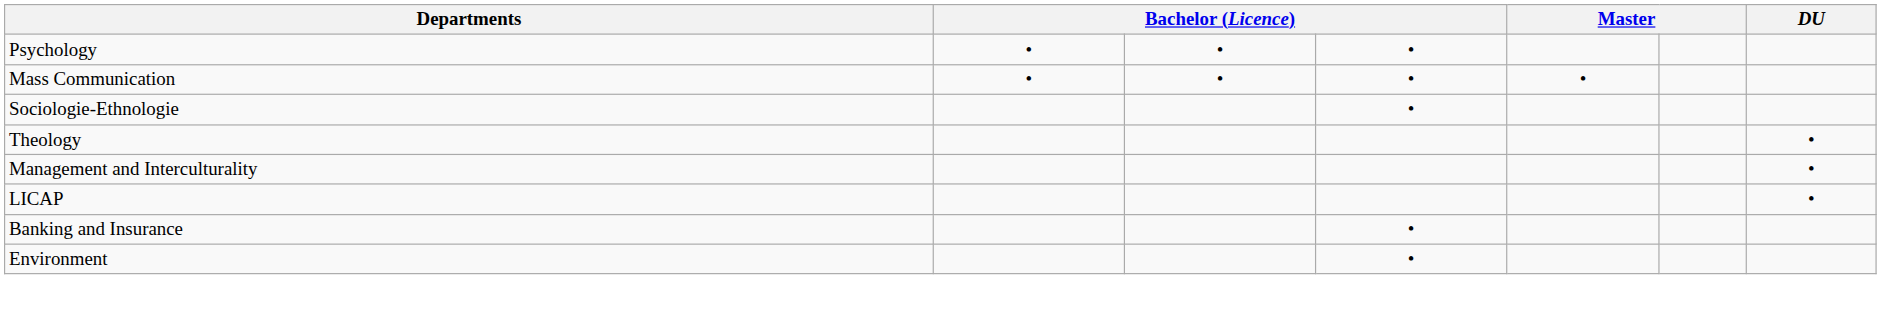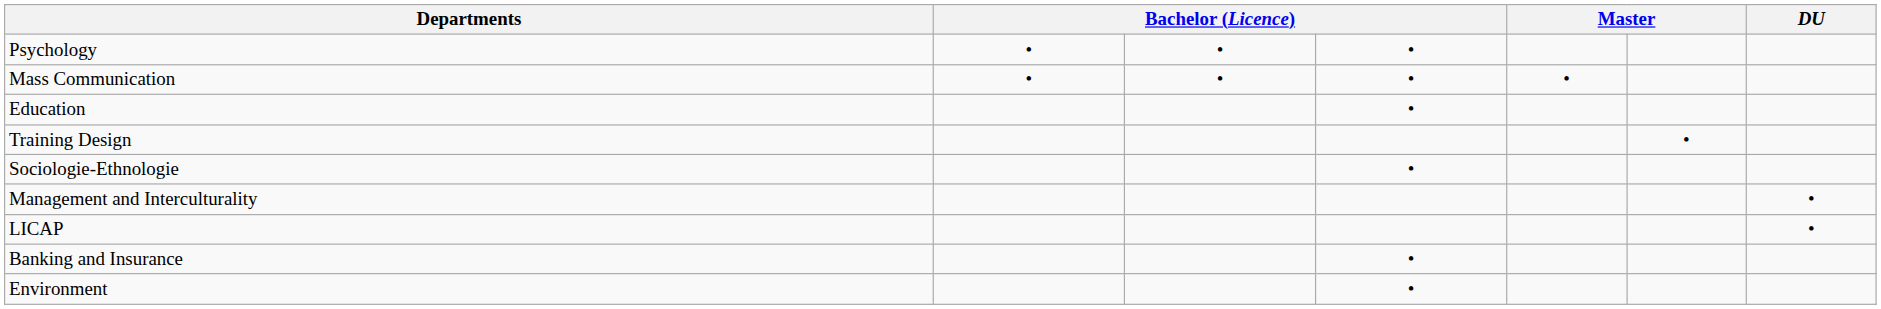+ row: (47, 109)
+ row: (70, 139)
- row: (45, 139)
